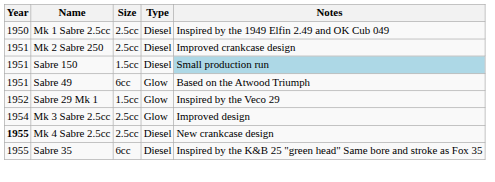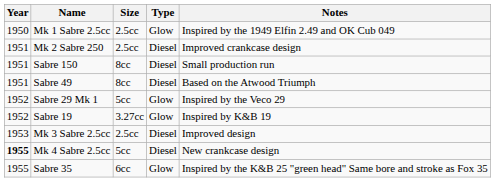(158, 30) Diesel -> (161, 30) Glow
(127, 64) 1.5cc -> (123, 64) 8cc
(223, 64) lightblue background -> (228, 64) no background
(123, 82) 6cc -> (123, 82) 8cc
(156, 82) Glow -> (163, 82) Diesel
(127, 99) 1.5cc -> (123, 99) 5cc
+ row: (53, 116)
(18, 116) 1954 -> (18, 133) 1953
(156, 116) Glow -> (163, 133) Diesel
(127, 133) 2.5cc -> (123, 151) 5cc
(158, 151) Diesel -> (161, 168) Glow
